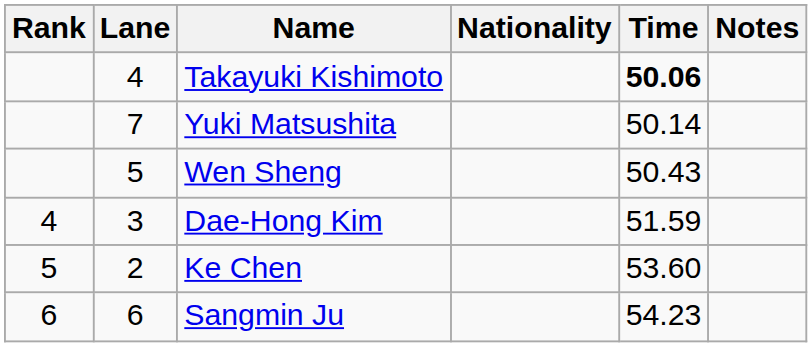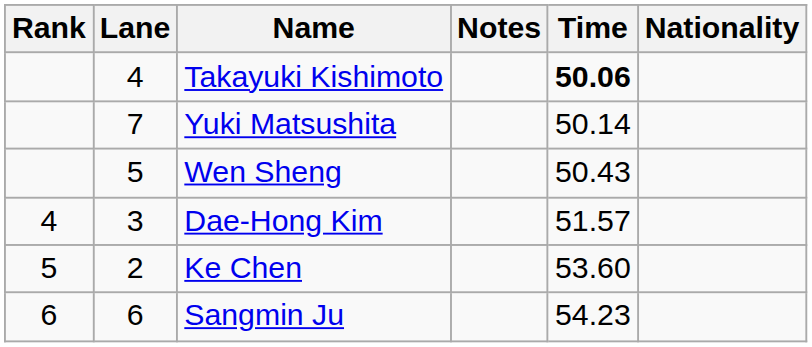columns swapped: (534, 28) <-> (757, 28)
(663, 220) 51.59 -> (593, 220) 51.57
